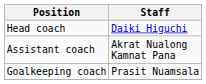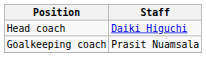- row: (51, 50)
